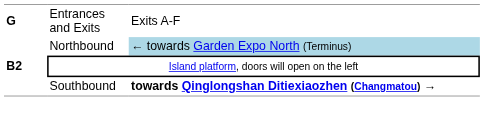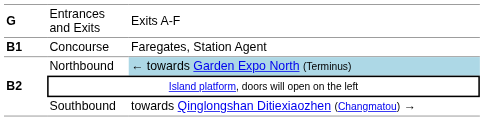+ row: (79, 47)
(284, 86) bold -> (273, 106) normal
